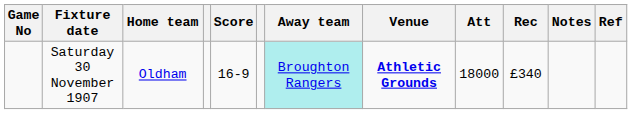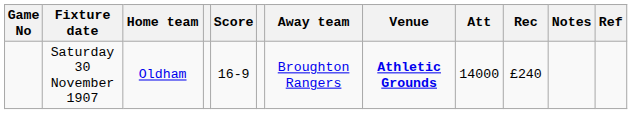(314, 75) paleturquoise background -> (314, 75) no background
(479, 75) 18000 -> (479, 75) 14000
(526, 75) £340 -> (526, 75) £240
